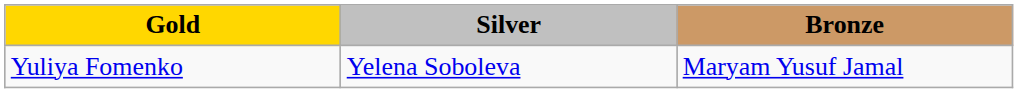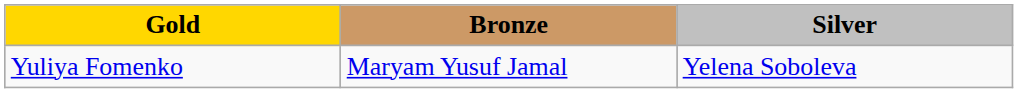columns swapped: (509, 25) <-> (845, 25)
